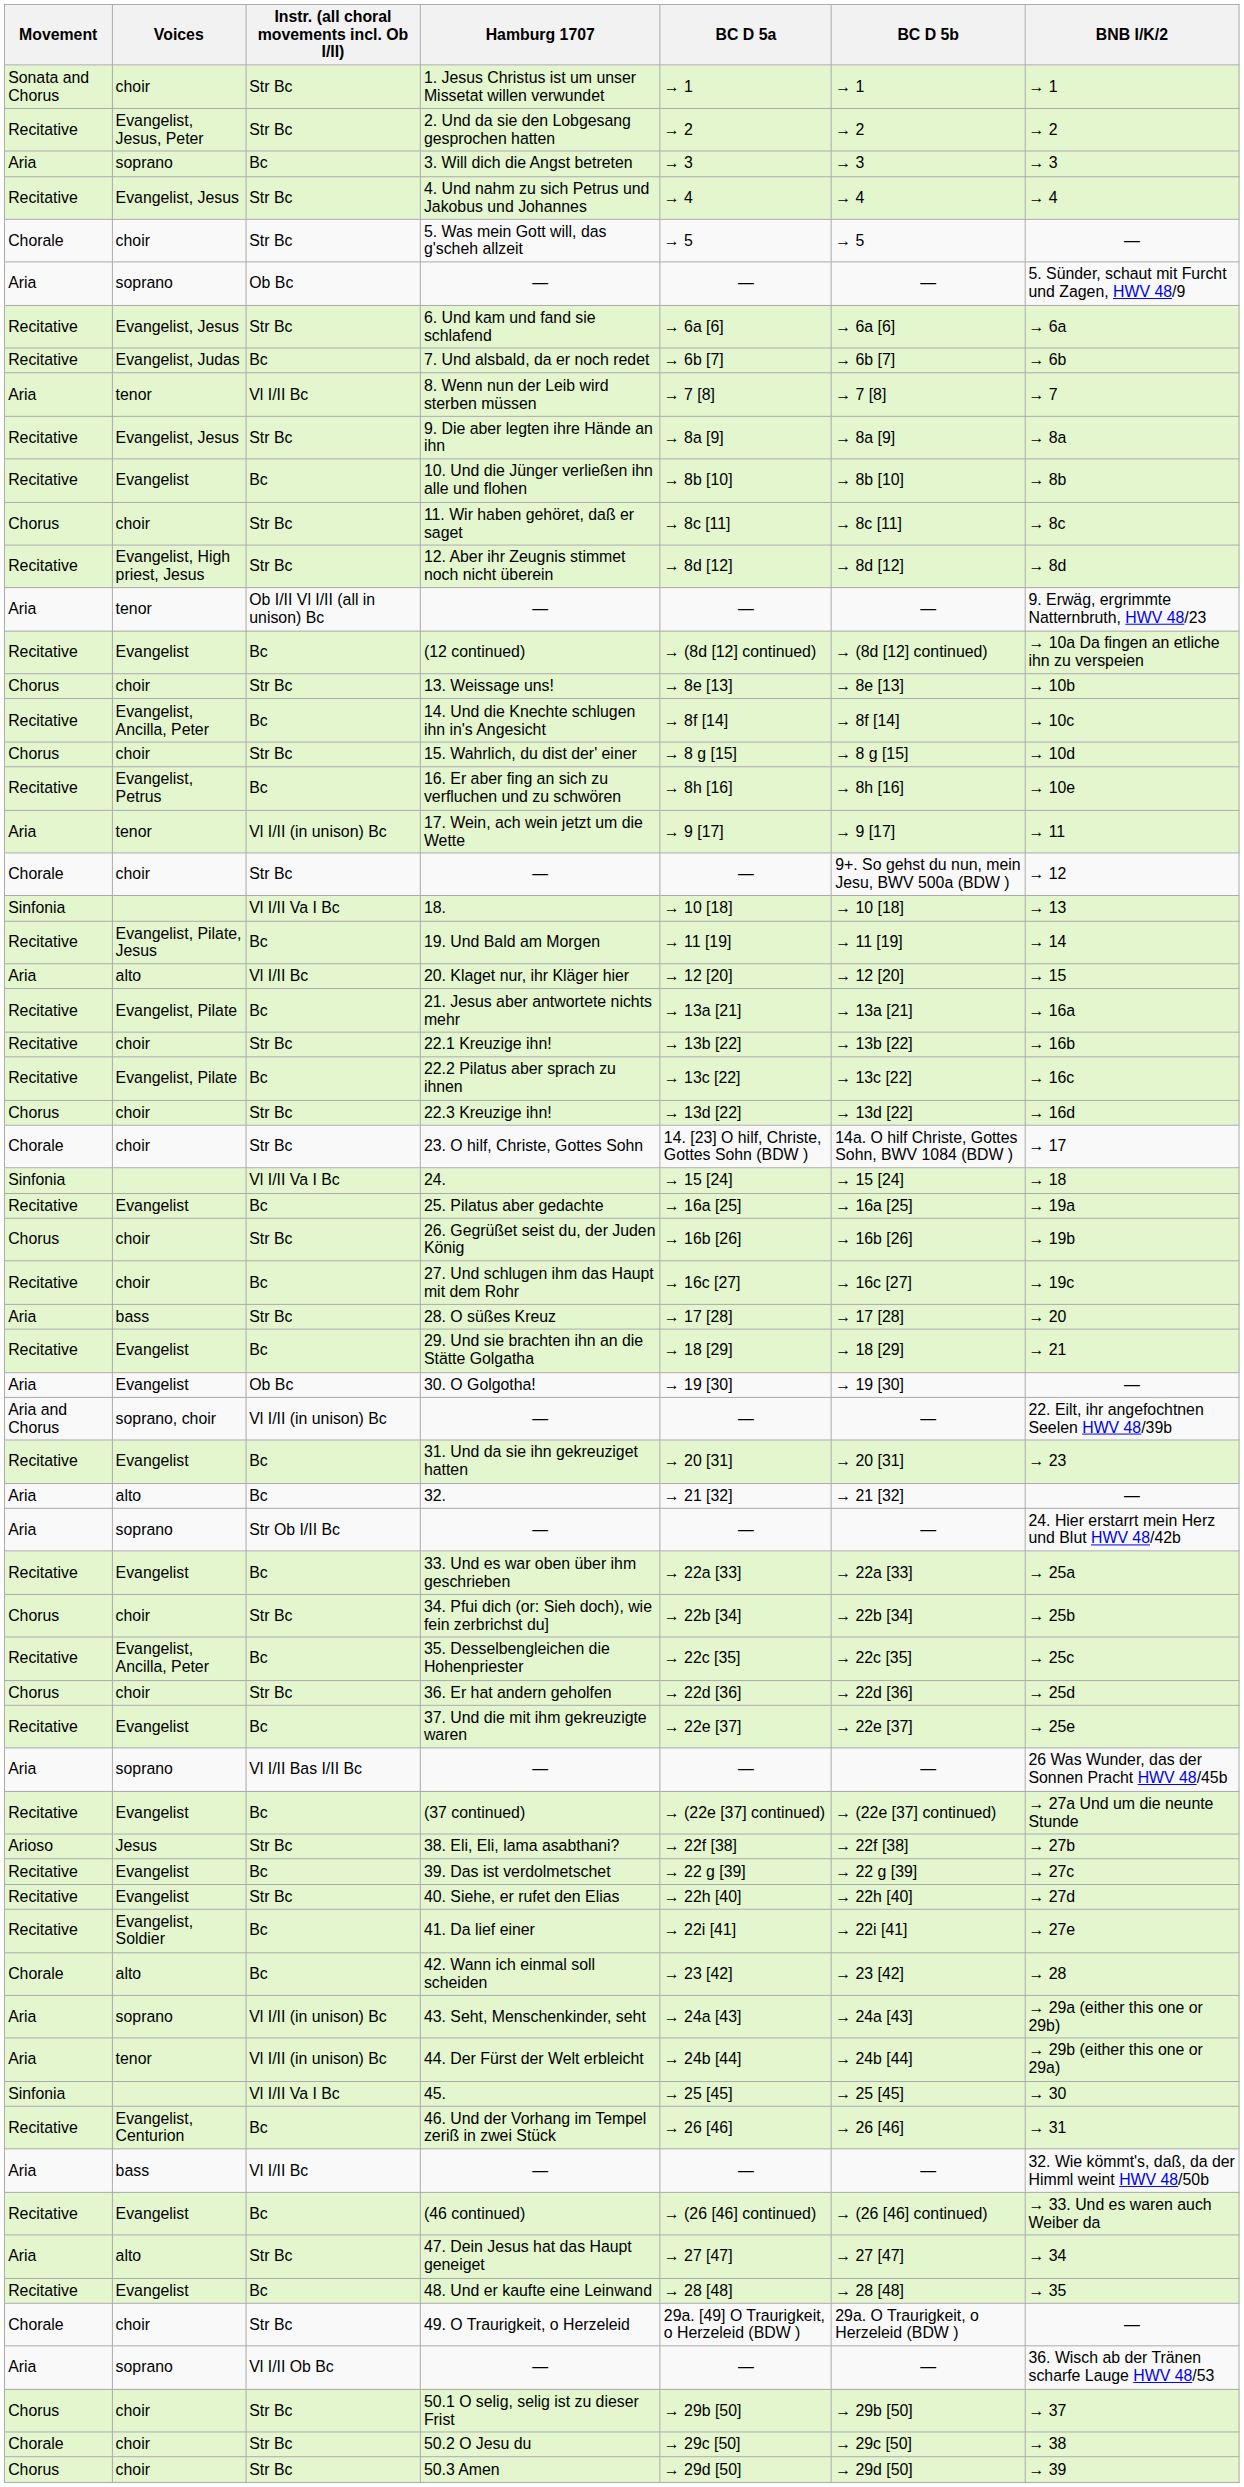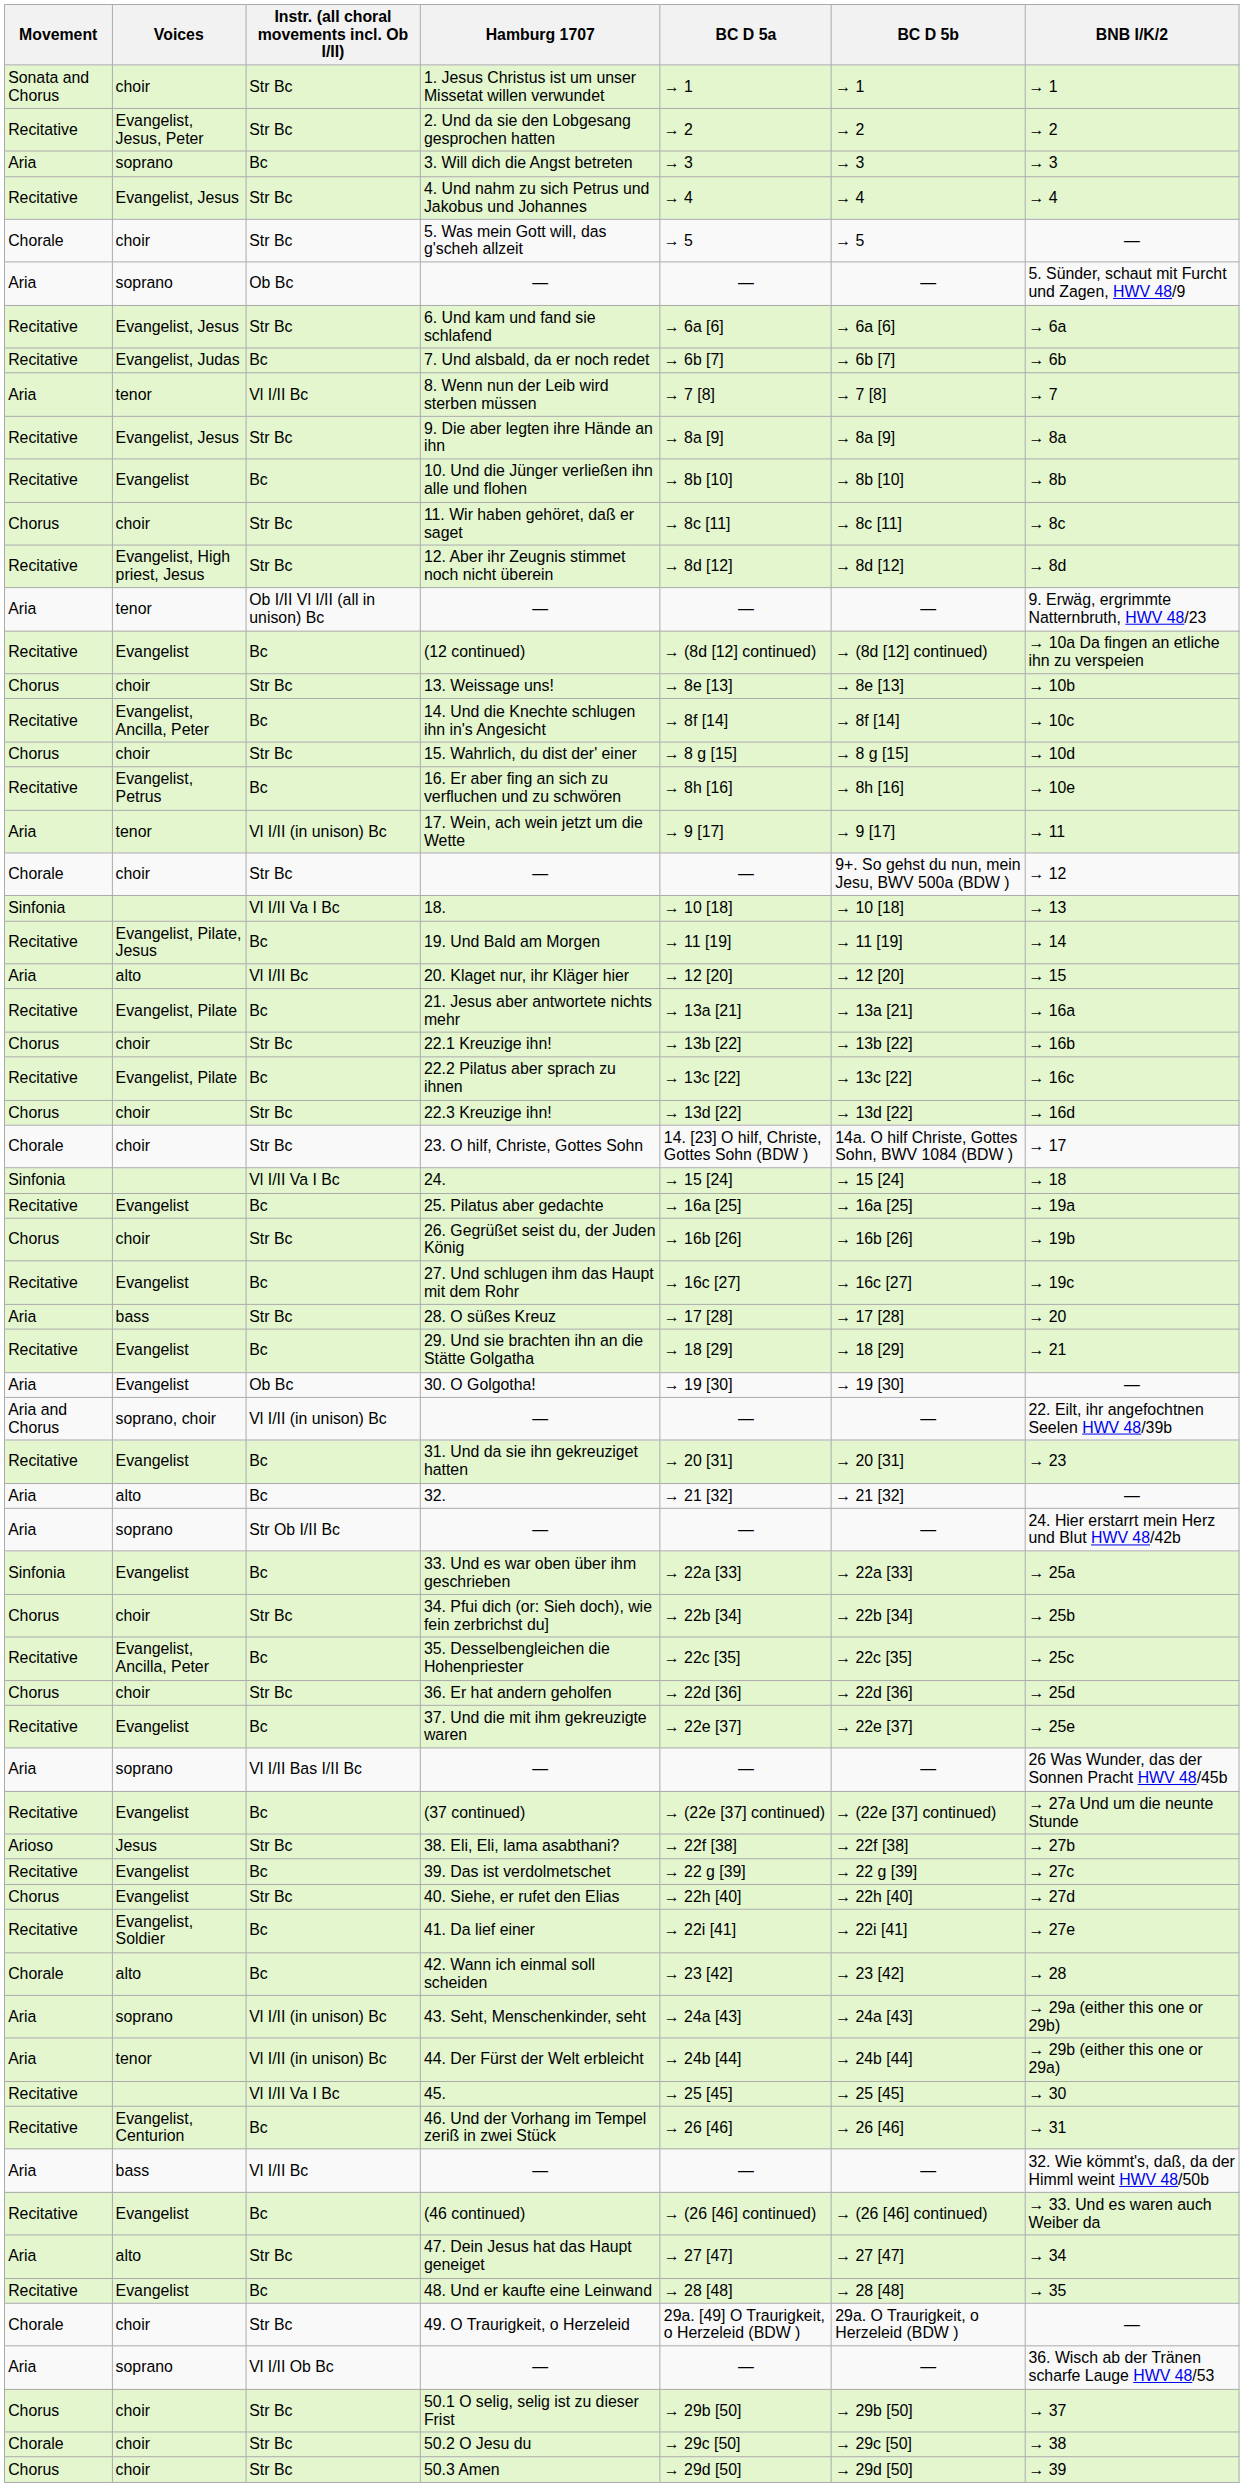(43, 1044) Recitative -> (34, 1044) Chorus
(133, 1282) choir -> (152, 1282) Evangelist
(43, 1572) Recitative -> (37, 1572) Sinfonia
(43, 1896) Recitative -> (34, 1896) Chorus
(37, 2093) Sinfonia -> (43, 2093) Recitative
